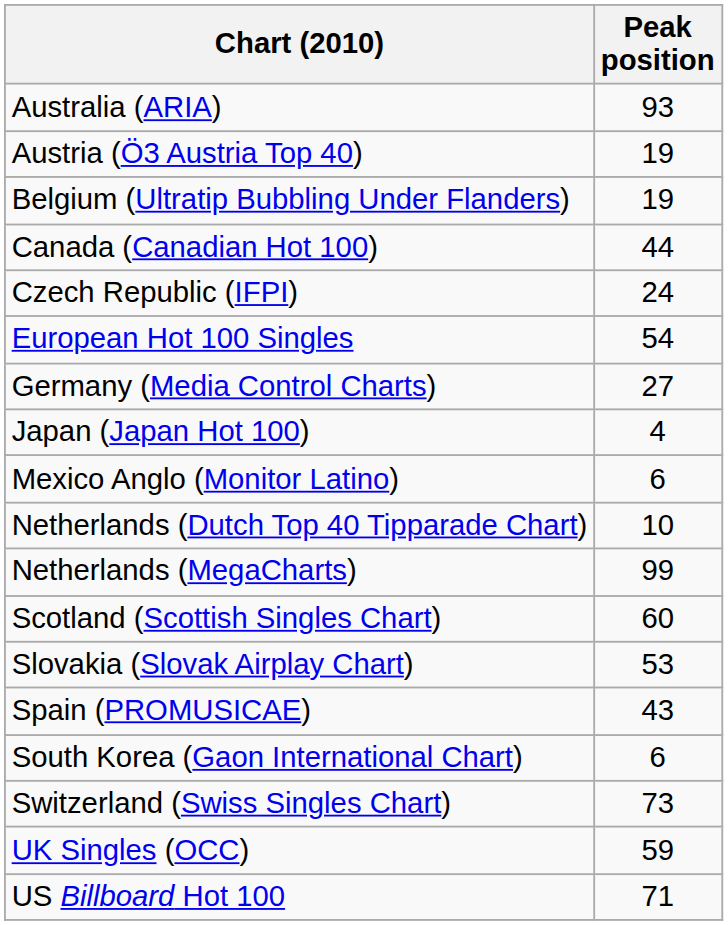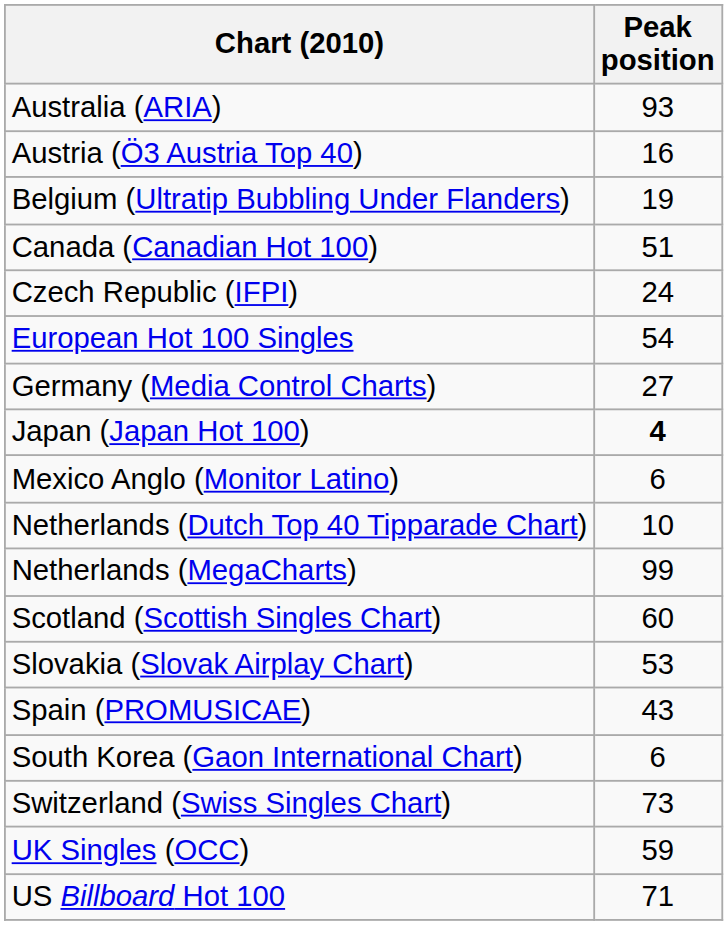(658, 153) 19 -> (658, 153) 16
(658, 246) 44 -> (658, 246) 51
(658, 432) normal -> (658, 432) bold
